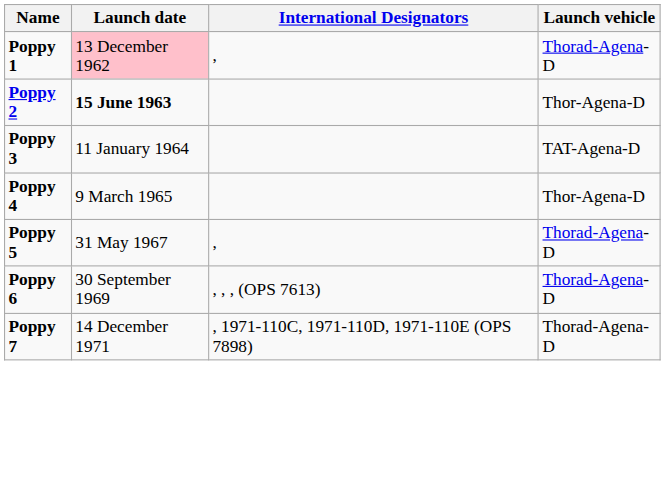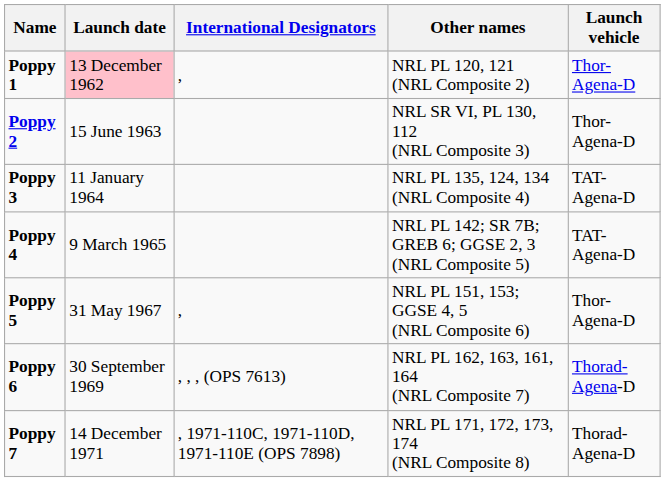+ column: (478, 27)
(596, 55) Thorad-Agena-D -> (604, 74) Thor-Agena-D
(123, 102) bold -> (115, 131) normal
(594, 195) Thor-Agena-D -> (604, 244) TAT-Agena-D
(596, 242) Thorad-Agena-D -> (604, 310) Thor-Agena-D
